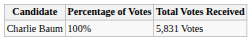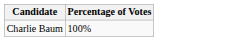- column: (200, 12)
